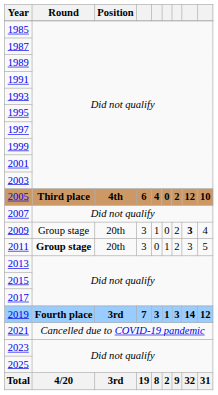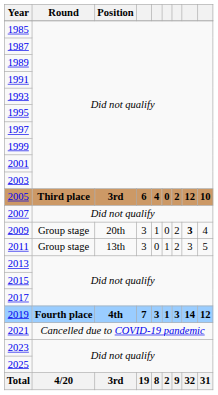(116, 197) 4th -> (116, 197) 3rd
(64, 247) bold -> (64, 247) normal
(116, 247) 20th -> (116, 247) 13th
(116, 314) 3rd -> (116, 314) 4th
